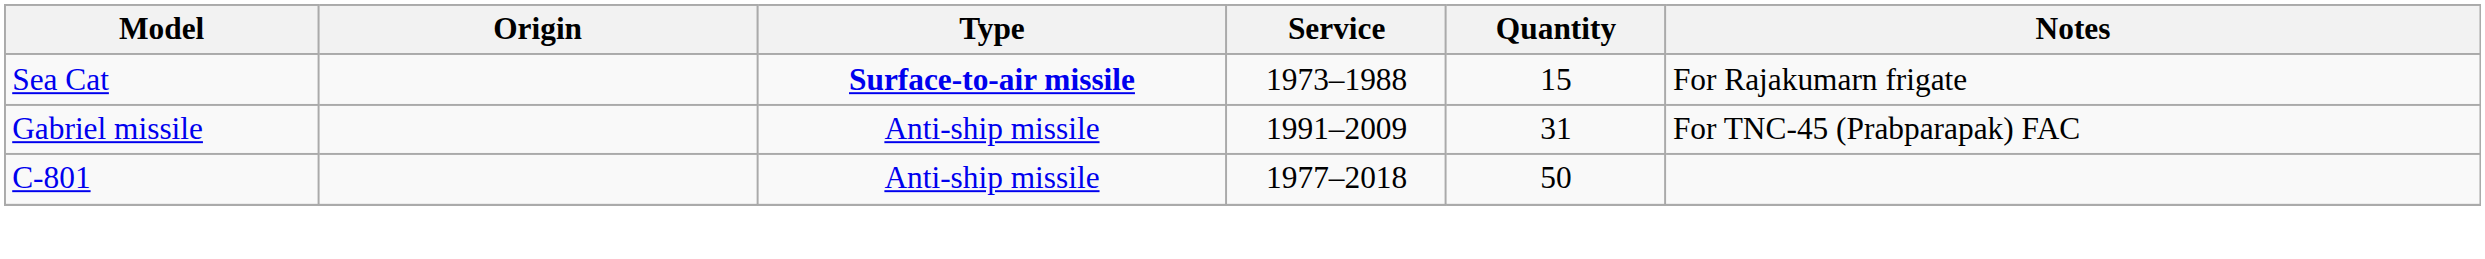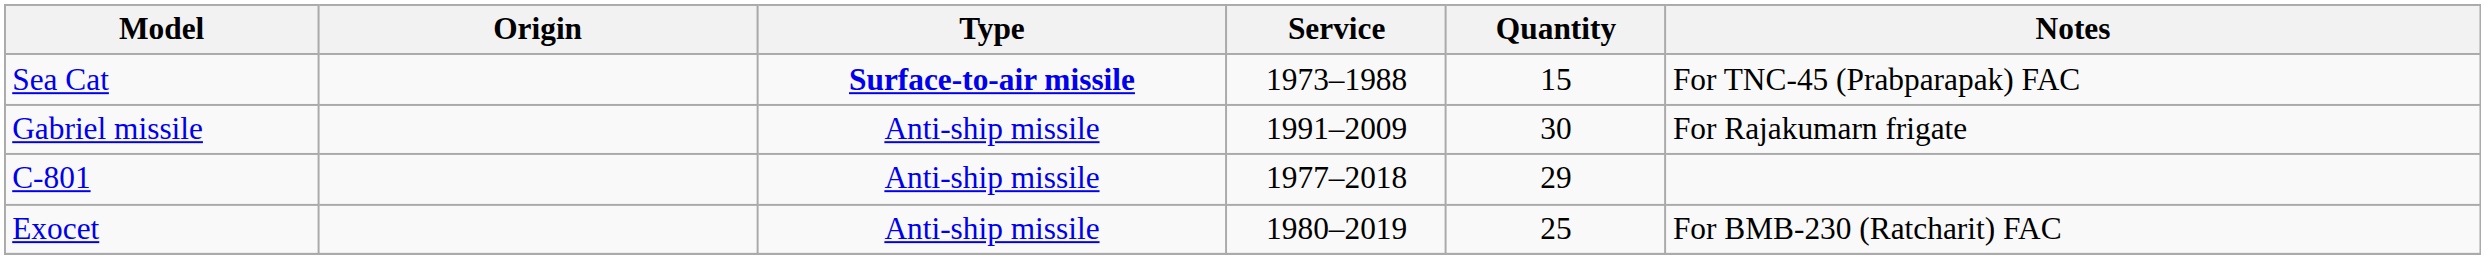(1820, 79) For Rajakumarn frigate -> (1877, 79) For TNC-45 (Prabparapak) FAC
(1556, 128) 31 -> (1556, 128) 30
(1877, 128) For TNC-45 (Prabparapak) FAC -> (1820, 128) For Rajakumarn frigate
(1556, 178) 50 -> (1556, 178) 29
+ row: (56, 228)
